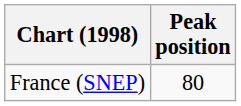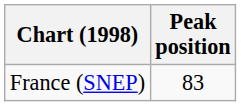(193, 82) 80 -> (193, 82) 83
